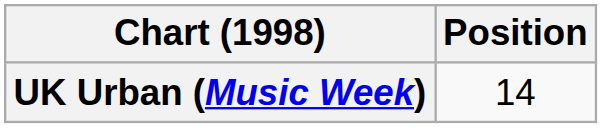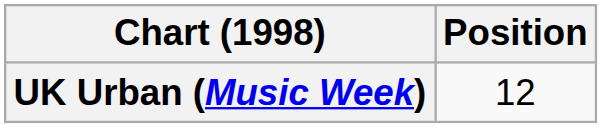(515, 91) 14 -> (515, 91) 12
